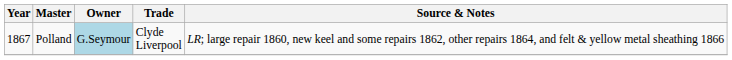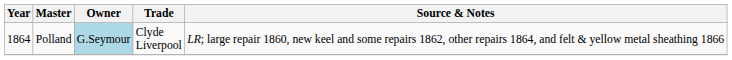(19, 38) 1867 -> (19, 38) 1864
